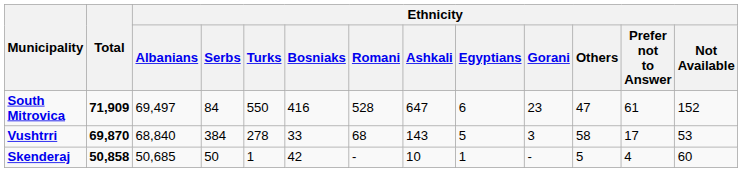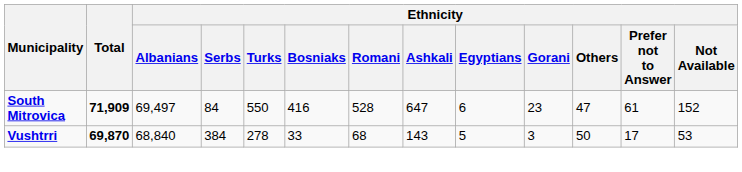(583, 136) 58 -> (583, 136) 50
- row: (39, 157)
